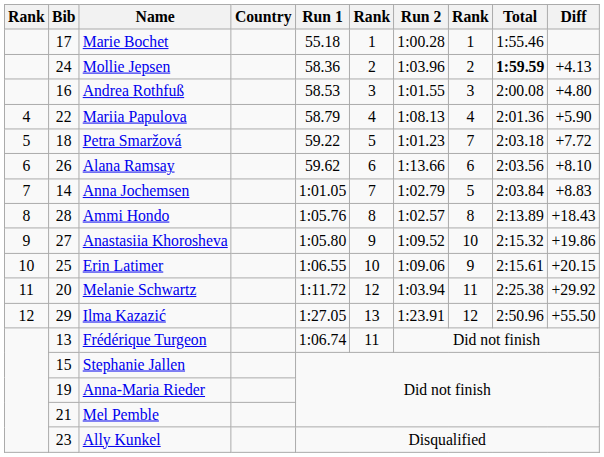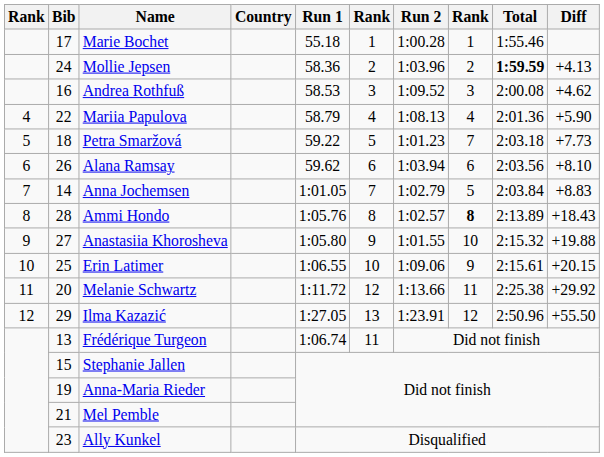(421, 91) 1:01.55 -> (421, 91) 1:09.52
(574, 91) +4.80 -> (574, 91) +4.62
(574, 141) +7.72 -> (574, 141) +7.73
(421, 166) 1:13.66 -> (421, 166) 1:03.94
(470, 215) normal -> (470, 215) bold
(421, 240) 1:09.52 -> (421, 240) 1:01.55
(574, 240) +19.86 -> (574, 240) +19.88
(421, 290) 1:03.94 -> (421, 290) 1:13.66
